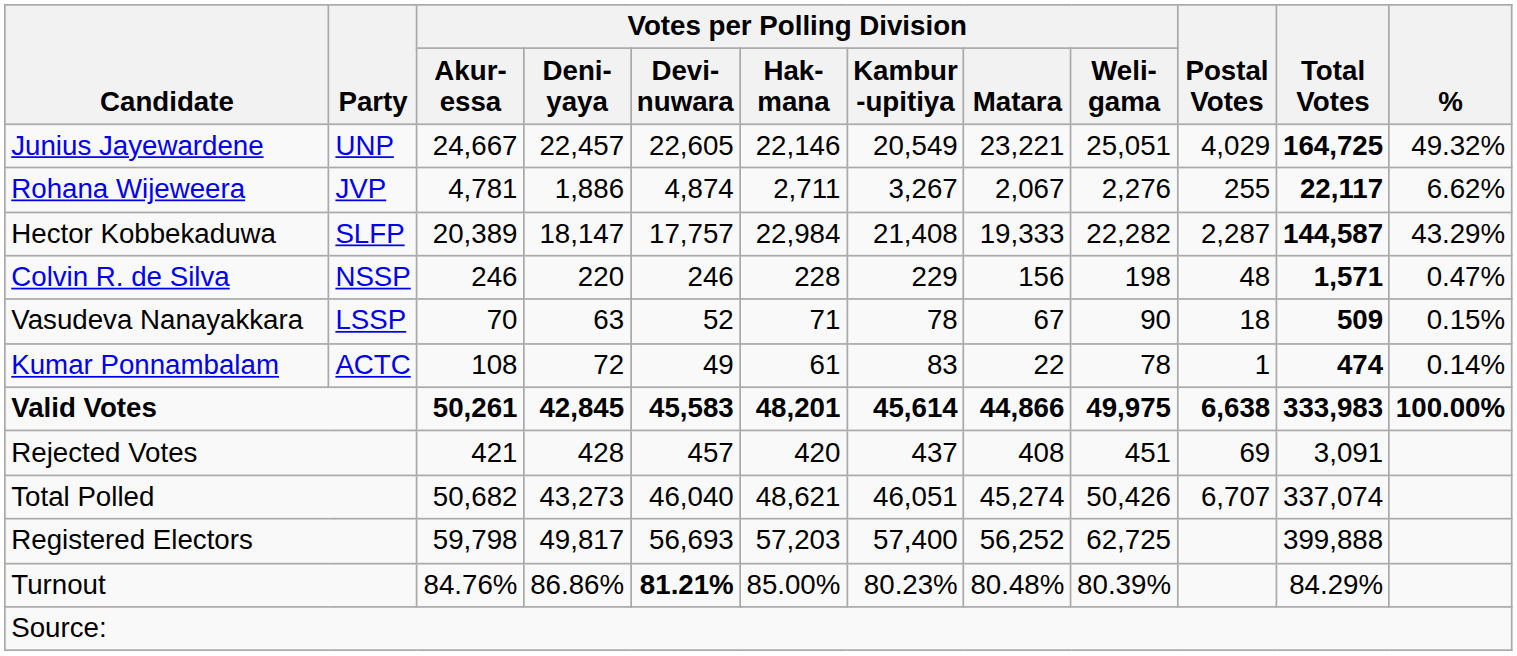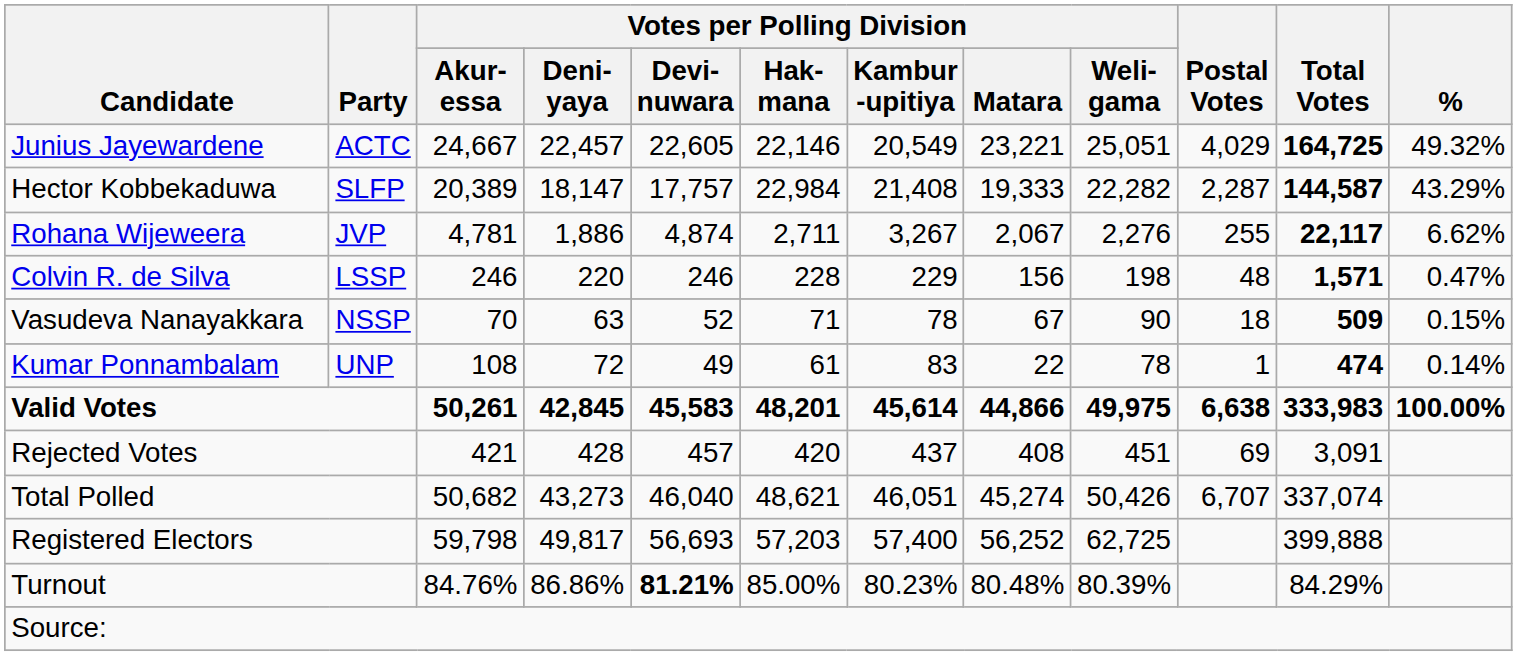(365, 145) UNP -> (373, 145) ACTC
rows swapped: (144, 233) <-> (128, 189)
(373, 277) NSSP -> (371, 277) LSSP
(371, 320) LSSP -> (373, 320) NSSP
(373, 364) ACTC -> (365, 364) UNP
